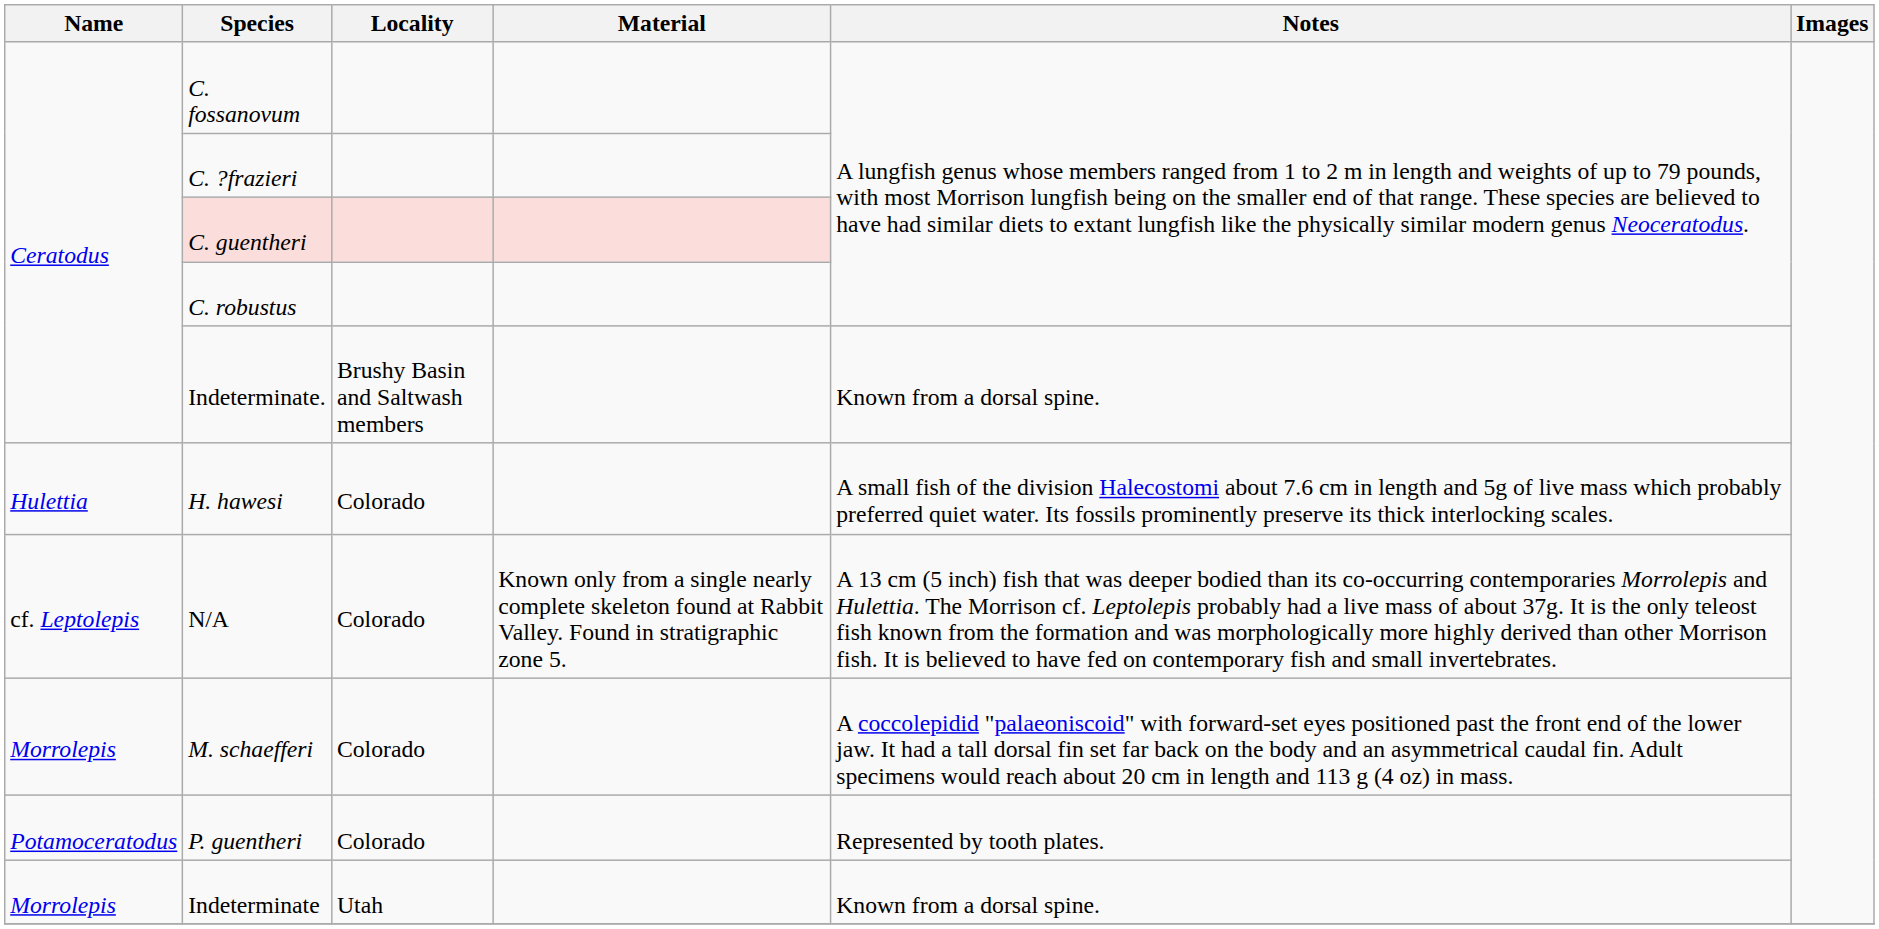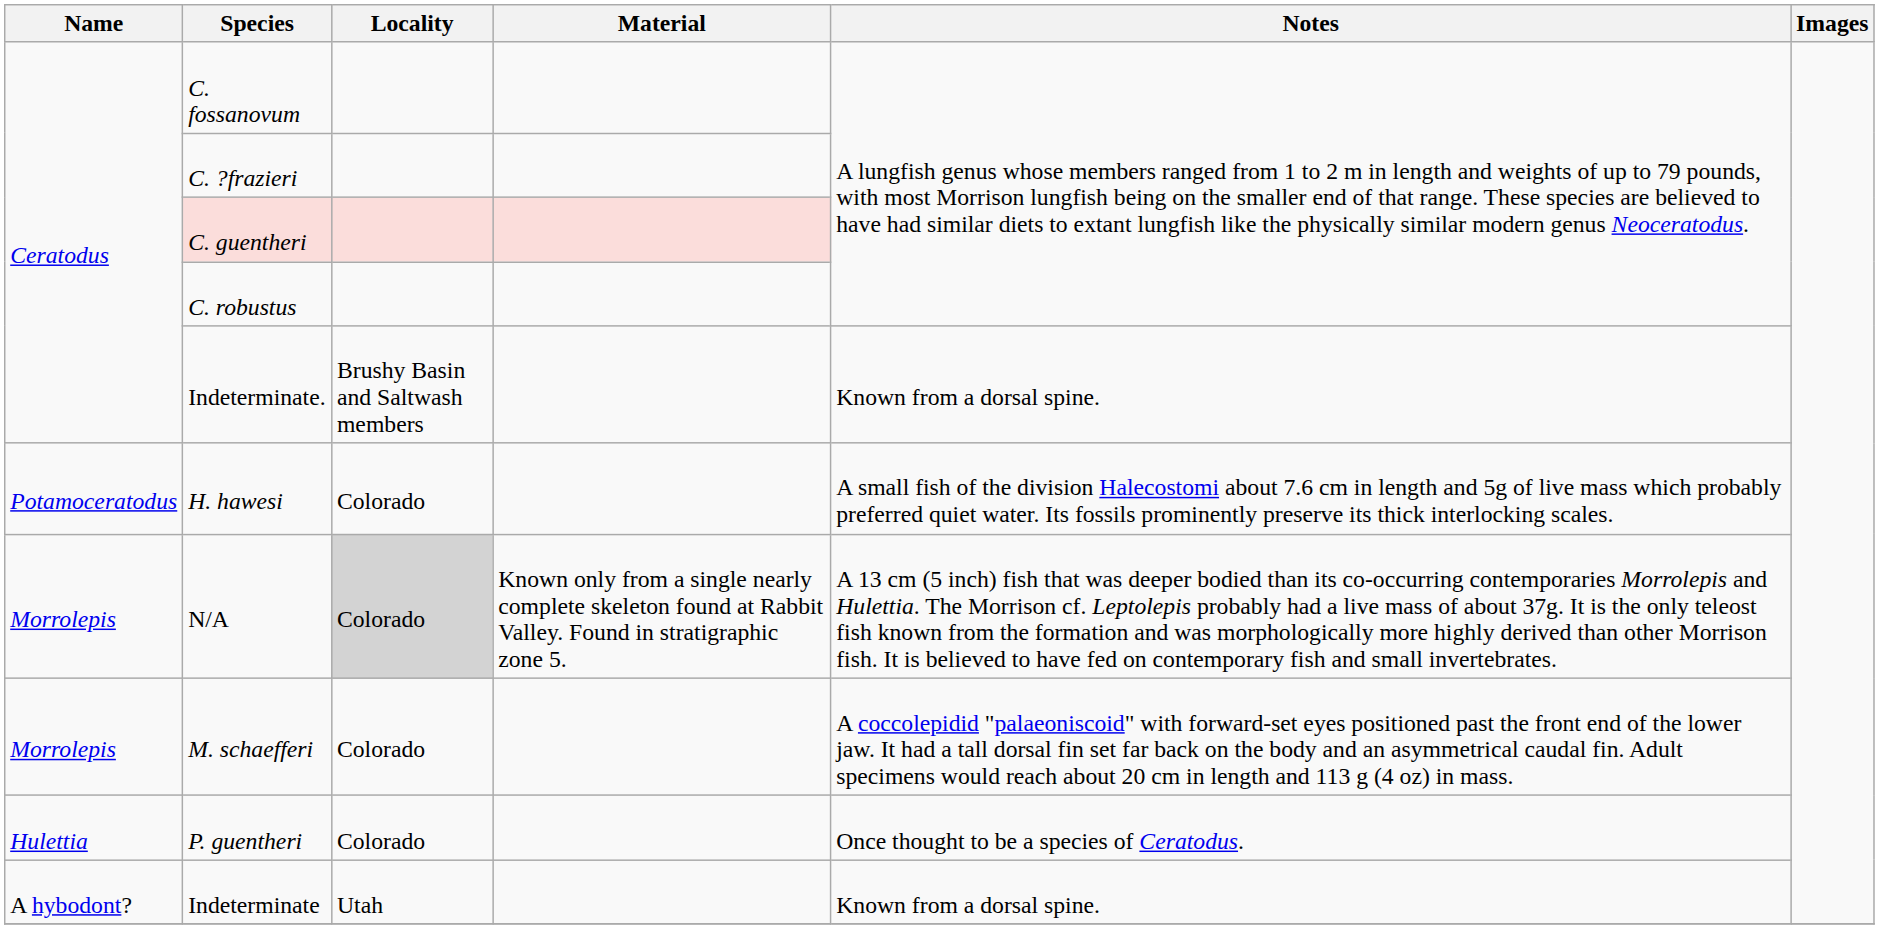(49, 501) Hulettia -> (94, 501) Potamoceratodus
(75, 619) cf. Leptolepis -> (63, 619) Morrolepis
(381, 619) no background -> (381, 619) lightgrey background
(94, 840) Potamoceratodus -> (49, 840) Hulettia
(970, 840) Represented by tooth plates. -> (1040, 840) Once thought to be a species of Ceratodus.
(63, 904) Morrolepis -> (71, 904) A hybodont?
